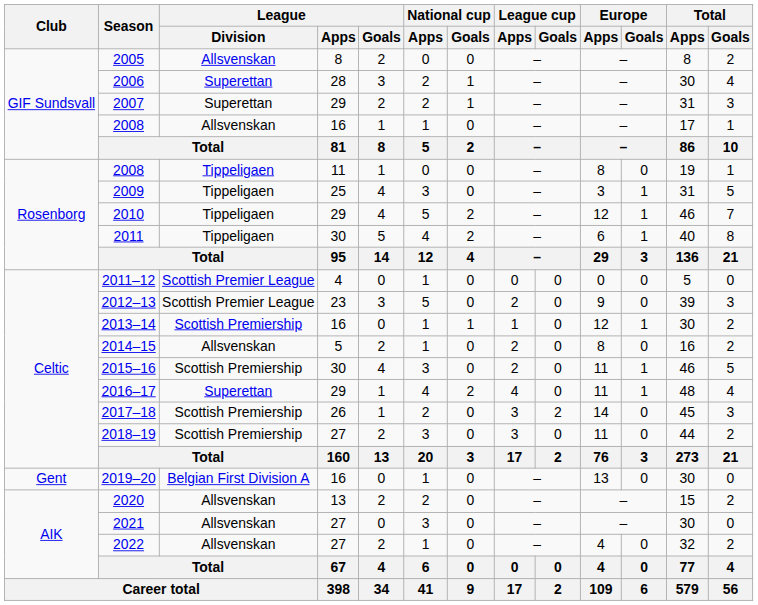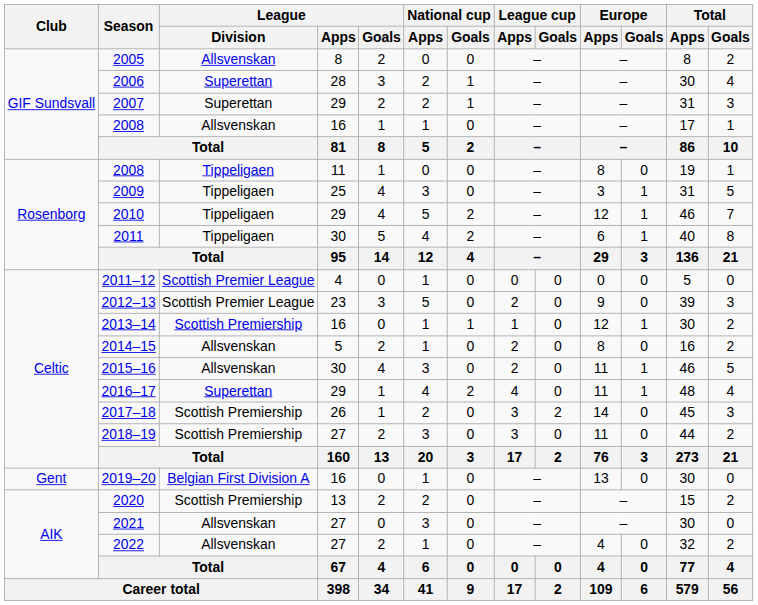(238, 368) Scottish Premiership -> (238, 368) Allsvenskan
(238, 501) Allsvenskan -> (238, 501) Scottish Premiership
